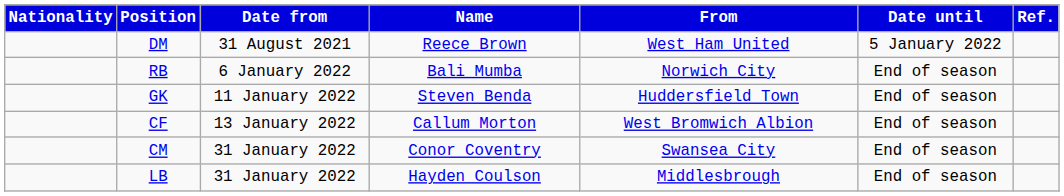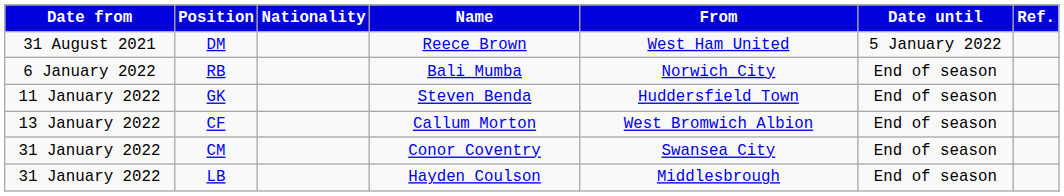columns swapped: (285, 18) <-> (61, 18)
